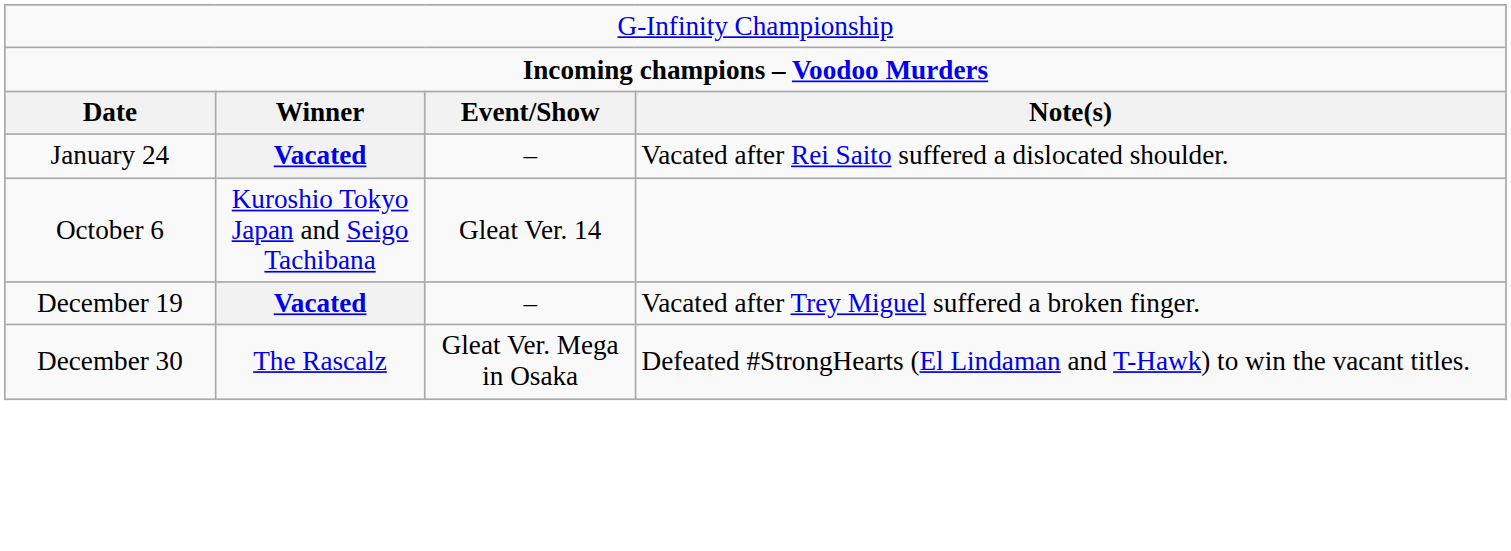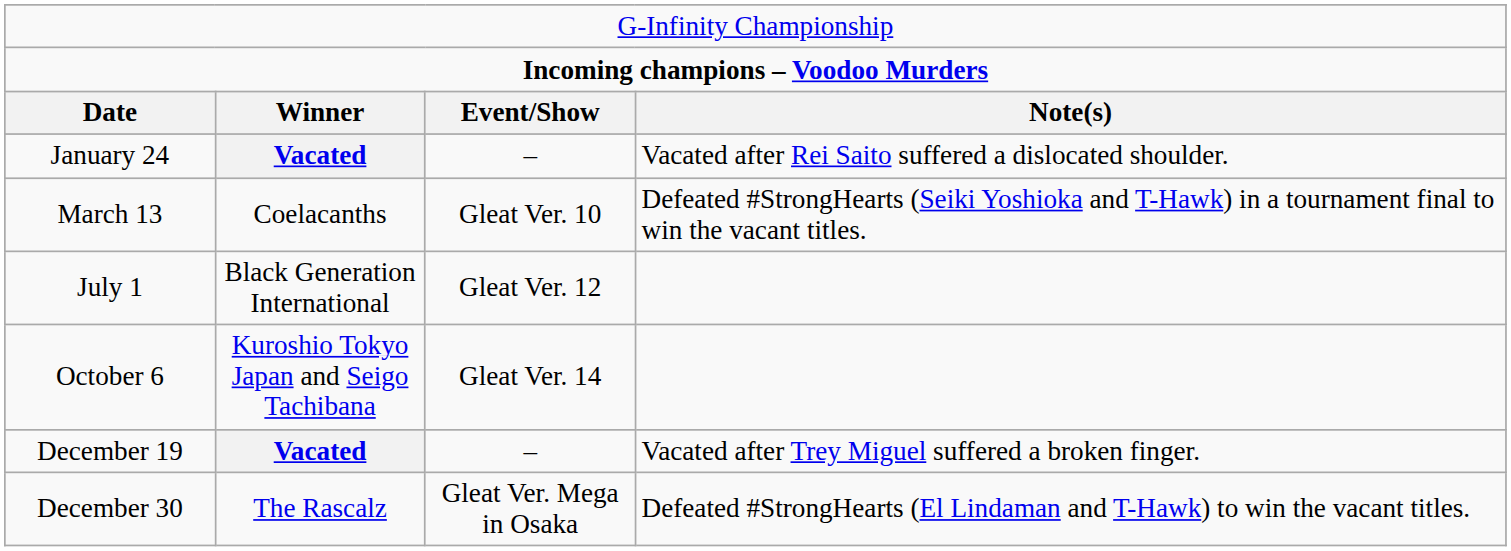+ row: (110, 213)
+ row: (110, 287)
